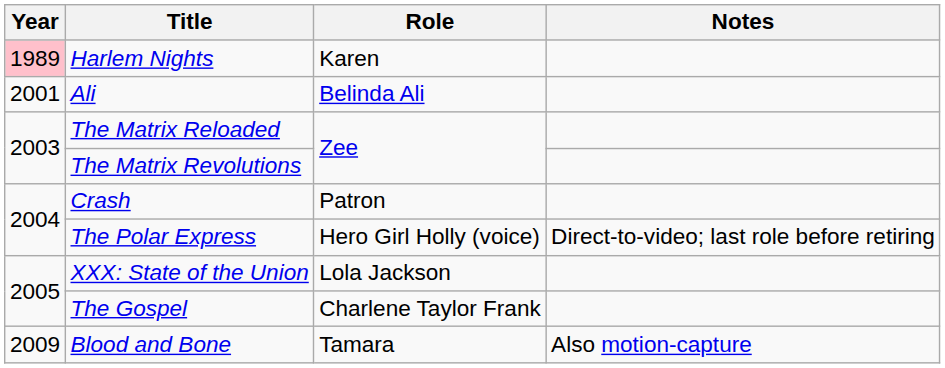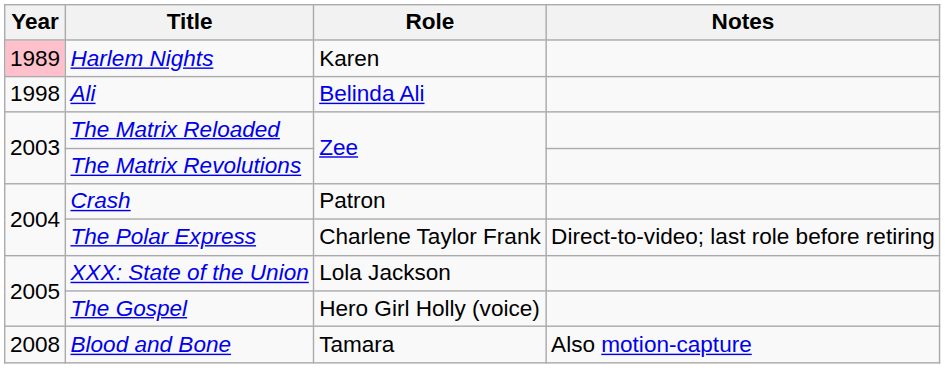(35, 93) 2001 -> (35, 93) 1998
(429, 237) Hero Girl Holly (voice) -> (430, 237) Charlene Taylor Frank
(430, 308) Charlene Taylor Frank -> (429, 308) Hero Girl Holly (voice)
(35, 344) 2009 -> (35, 344) 2008
